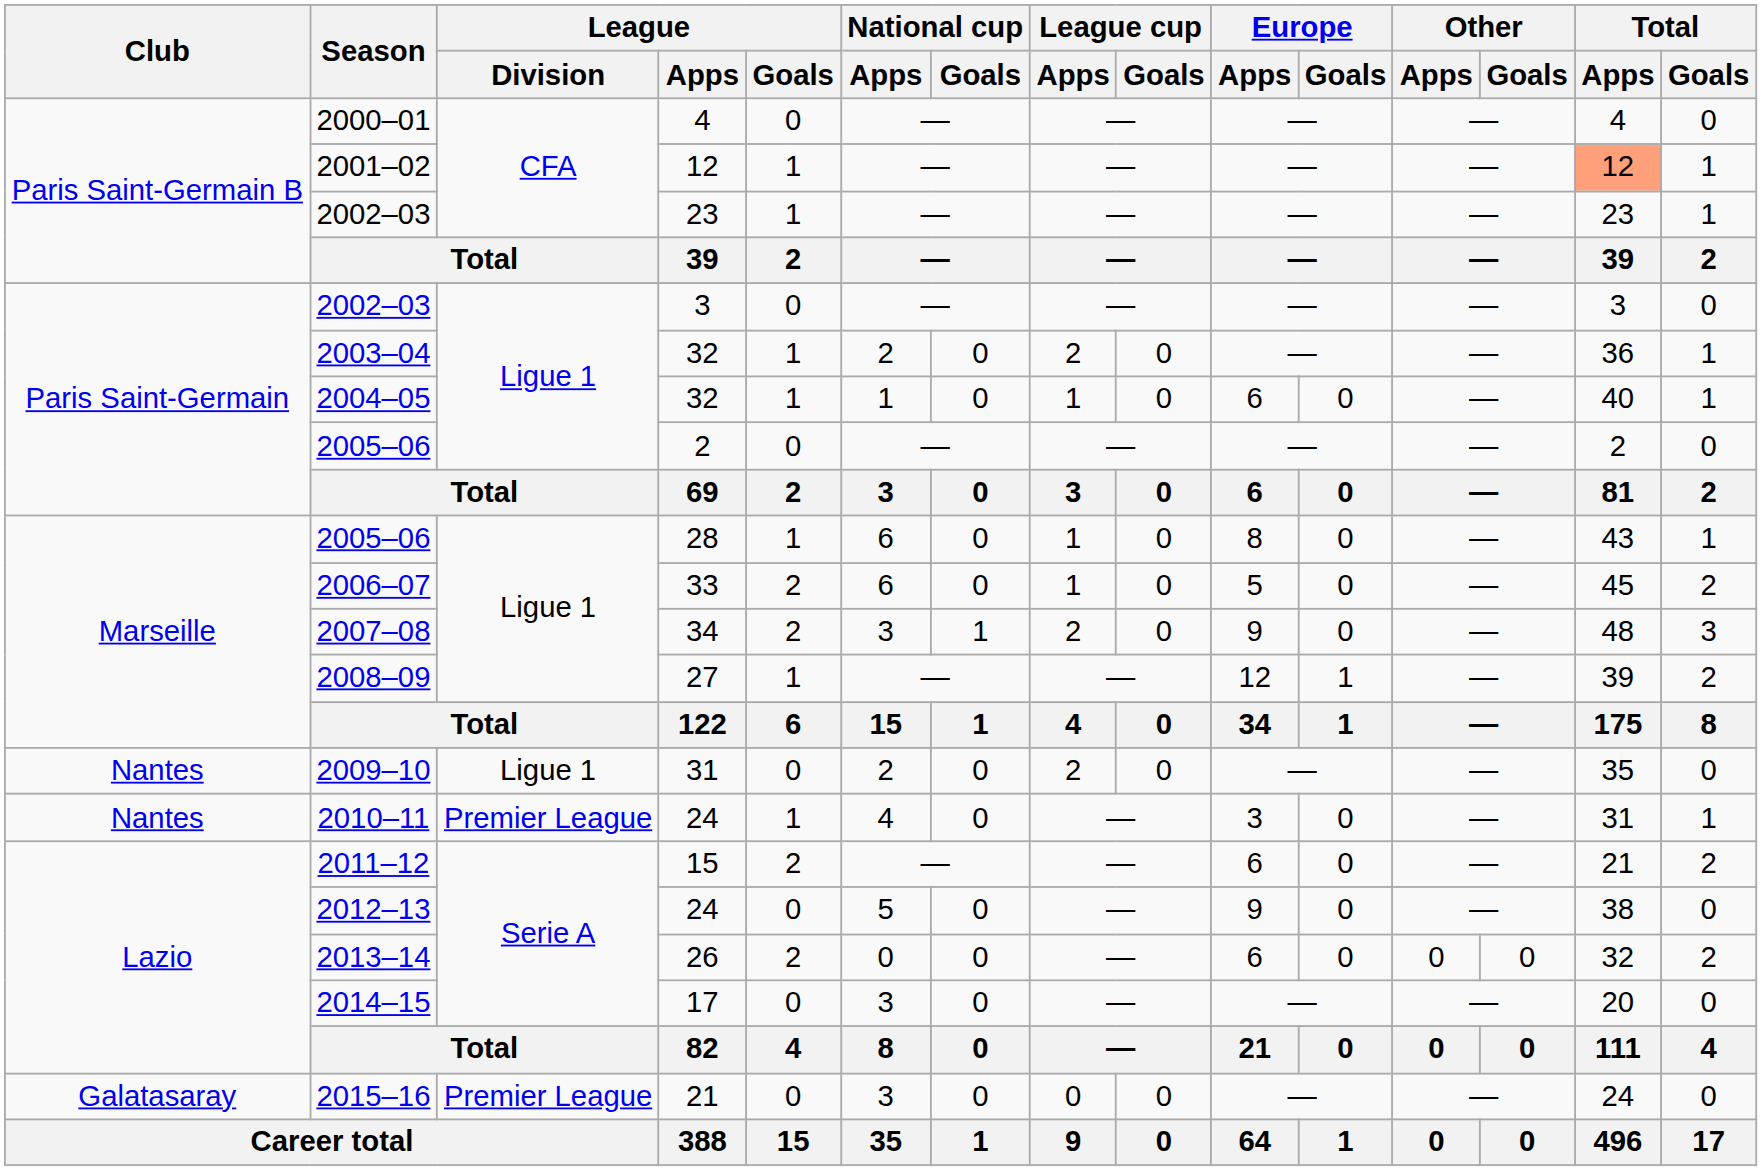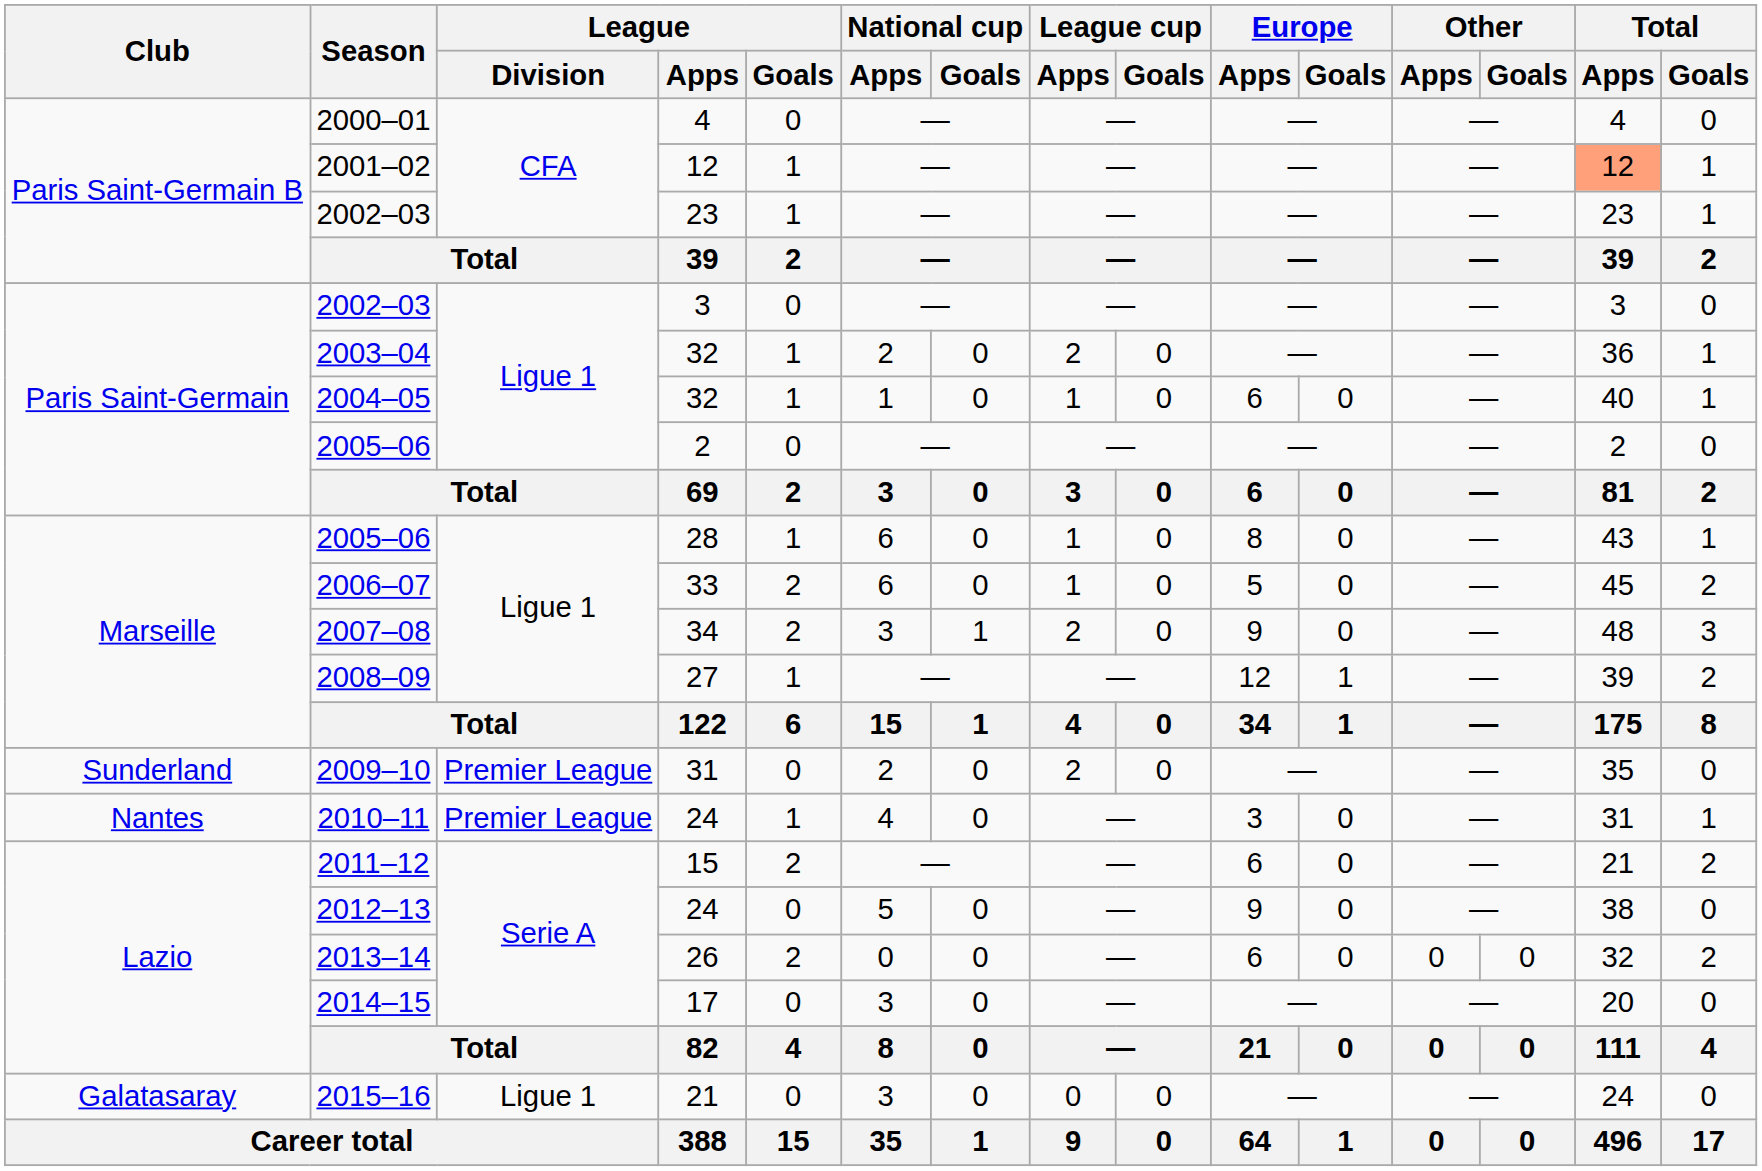(157, 770) Nantes -> (157, 770) Sunderland
(548, 770) Ligue 1 -> (548, 770) Premier League
(548, 1095) Premier League -> (548, 1095) Ligue 1
